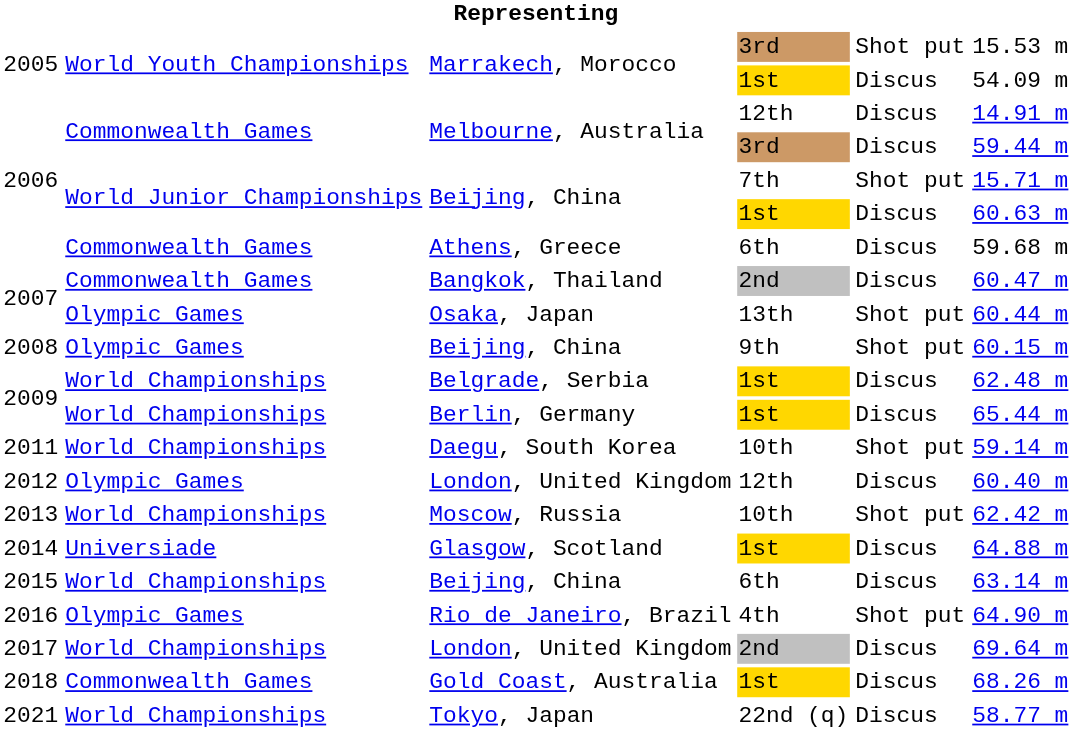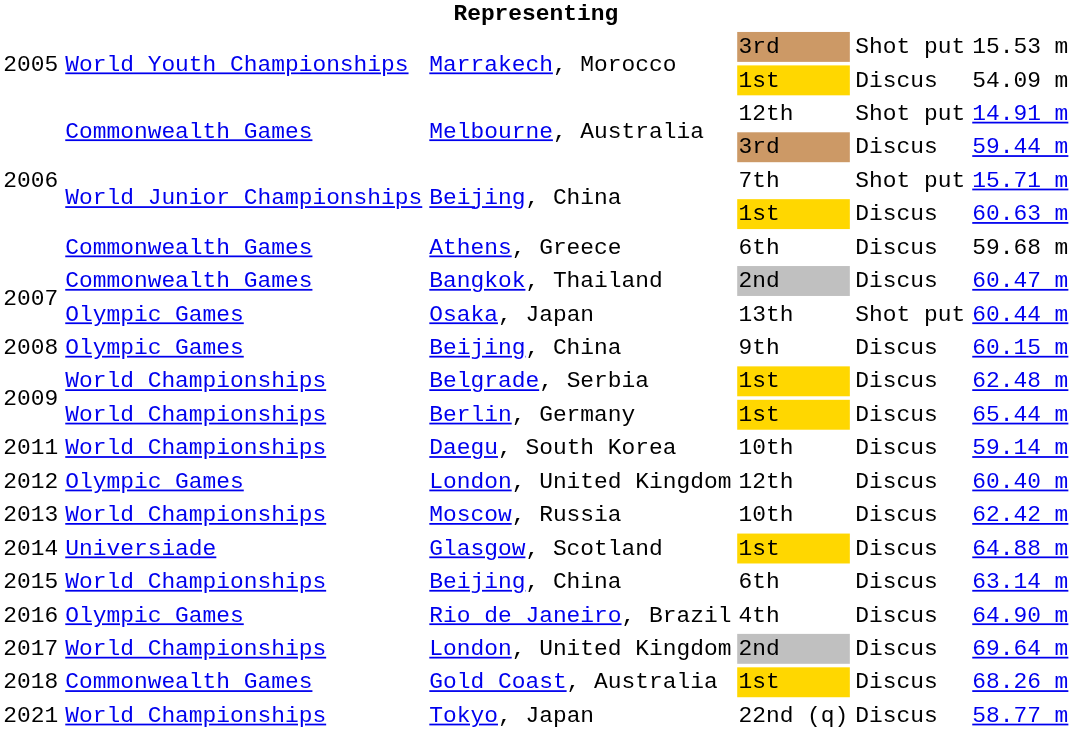(897, 114) Discus -> (910, 114) Shot put
(910, 348) Shot put -> (897, 348) Discus
(910, 448) Shot put -> (897, 448) Discus
(910, 515) Shot put -> (897, 515) Discus
(910, 615) Shot put -> (897, 615) Discus
